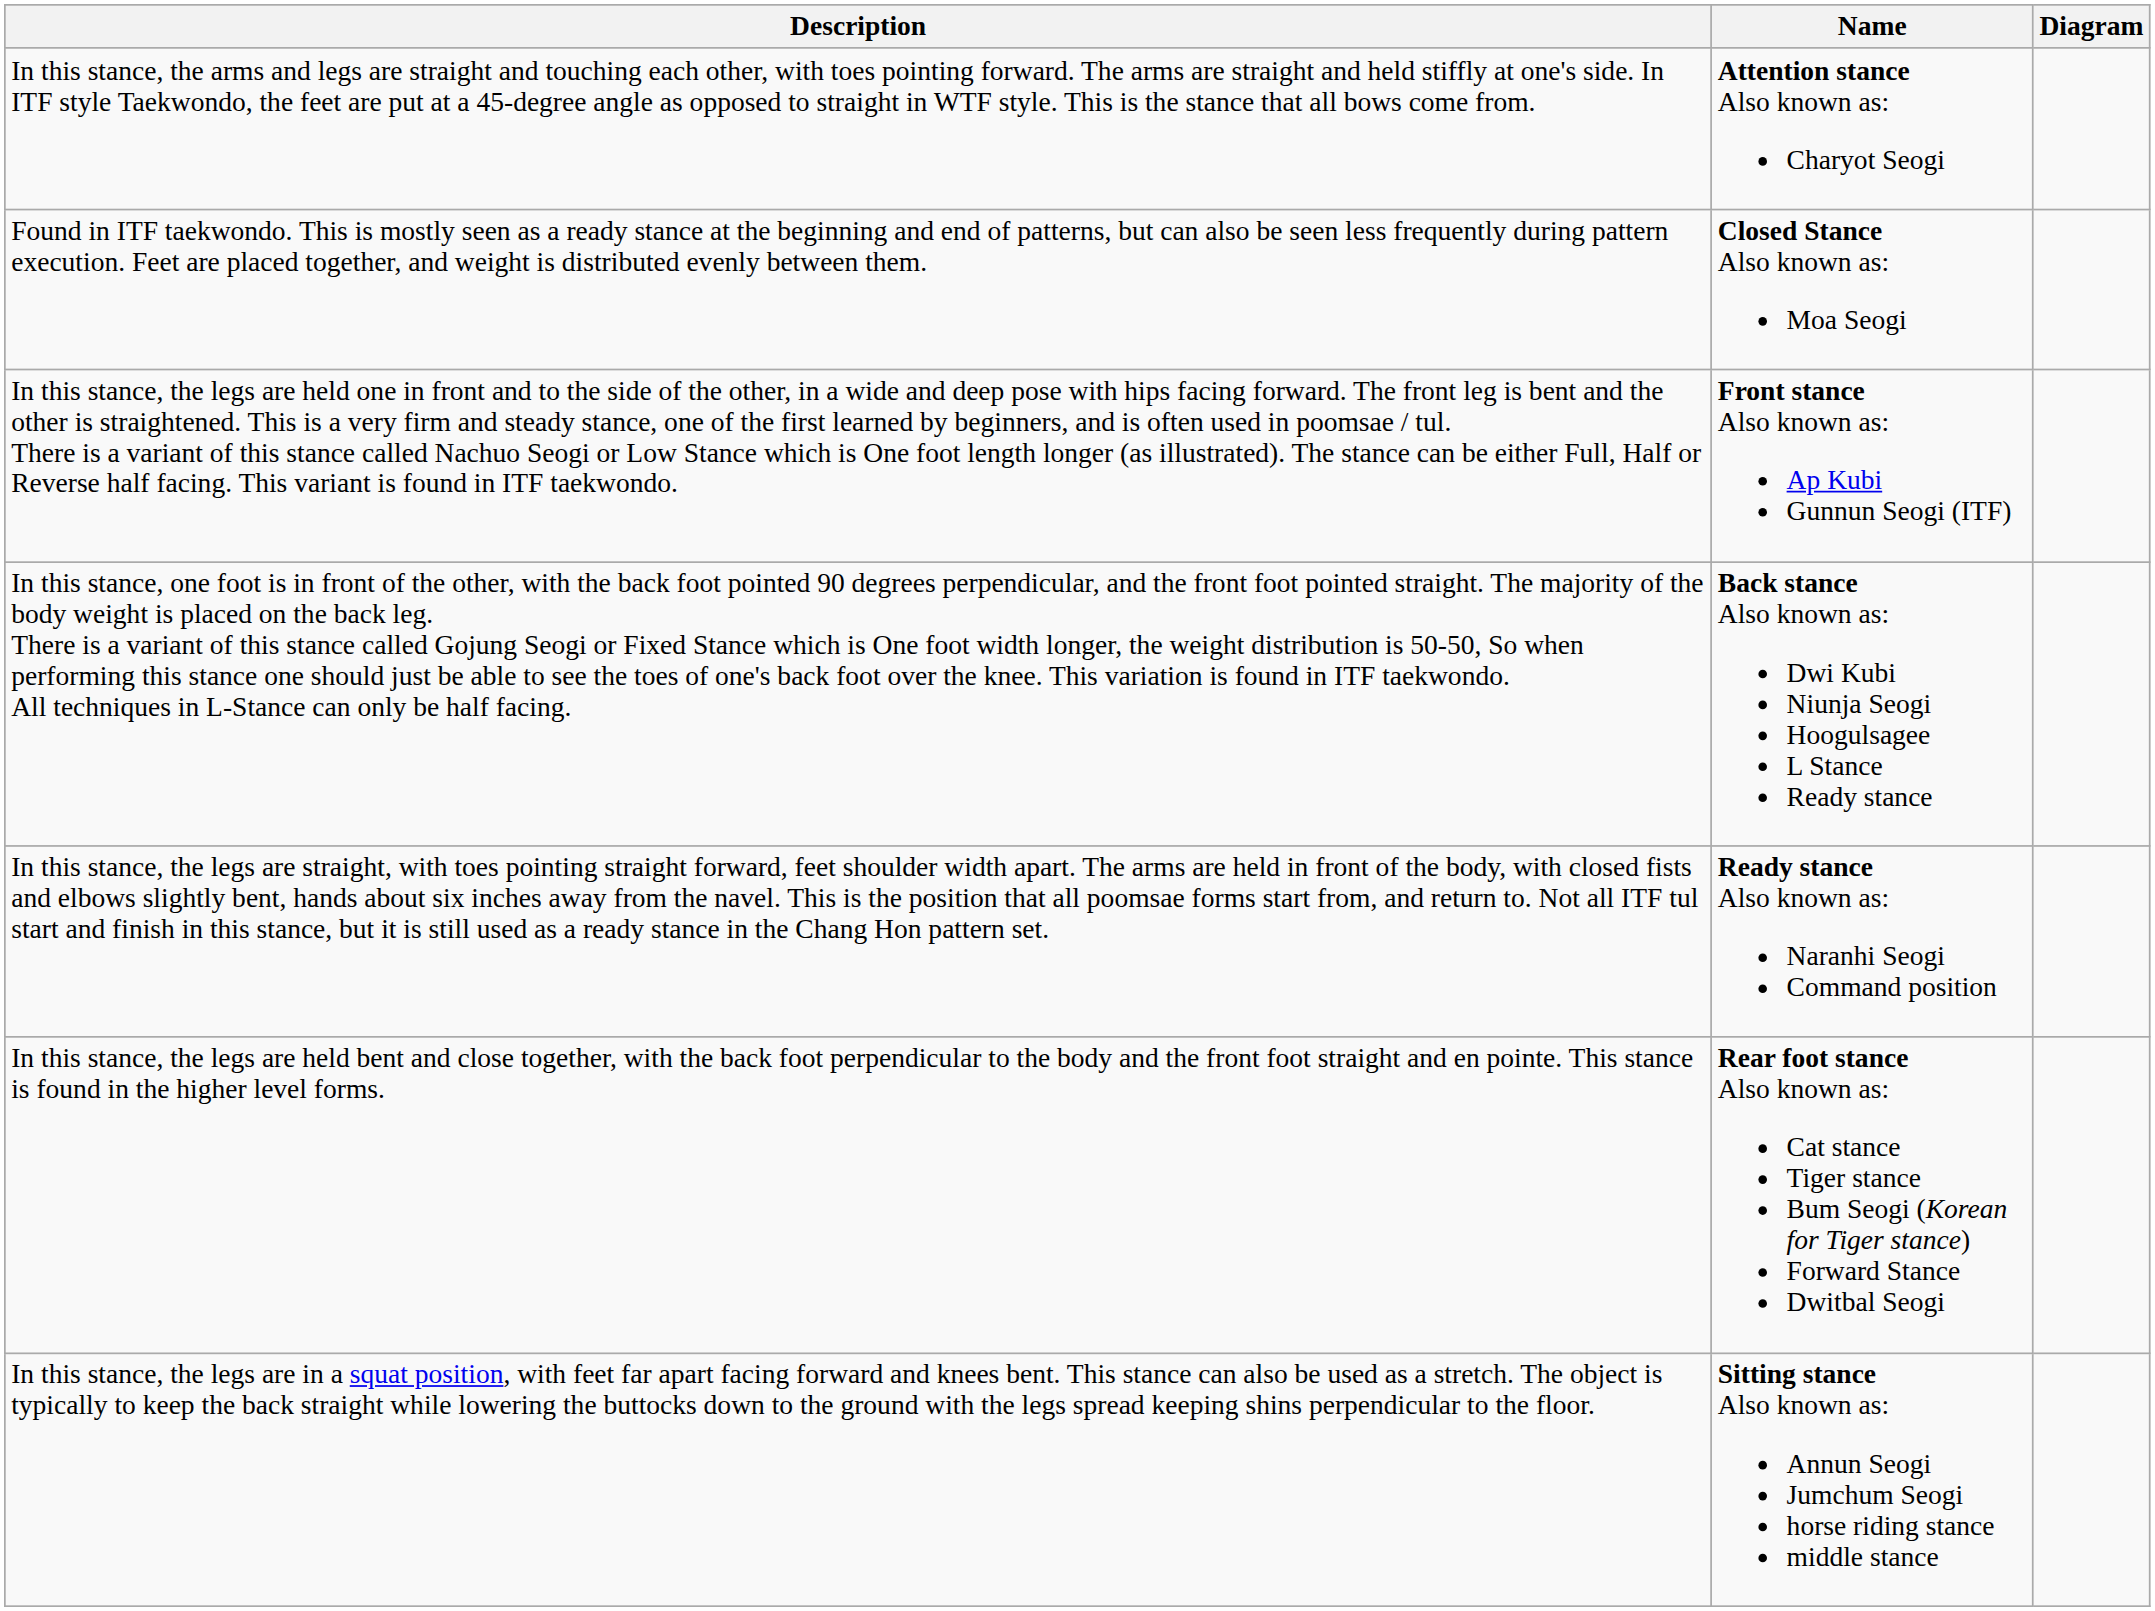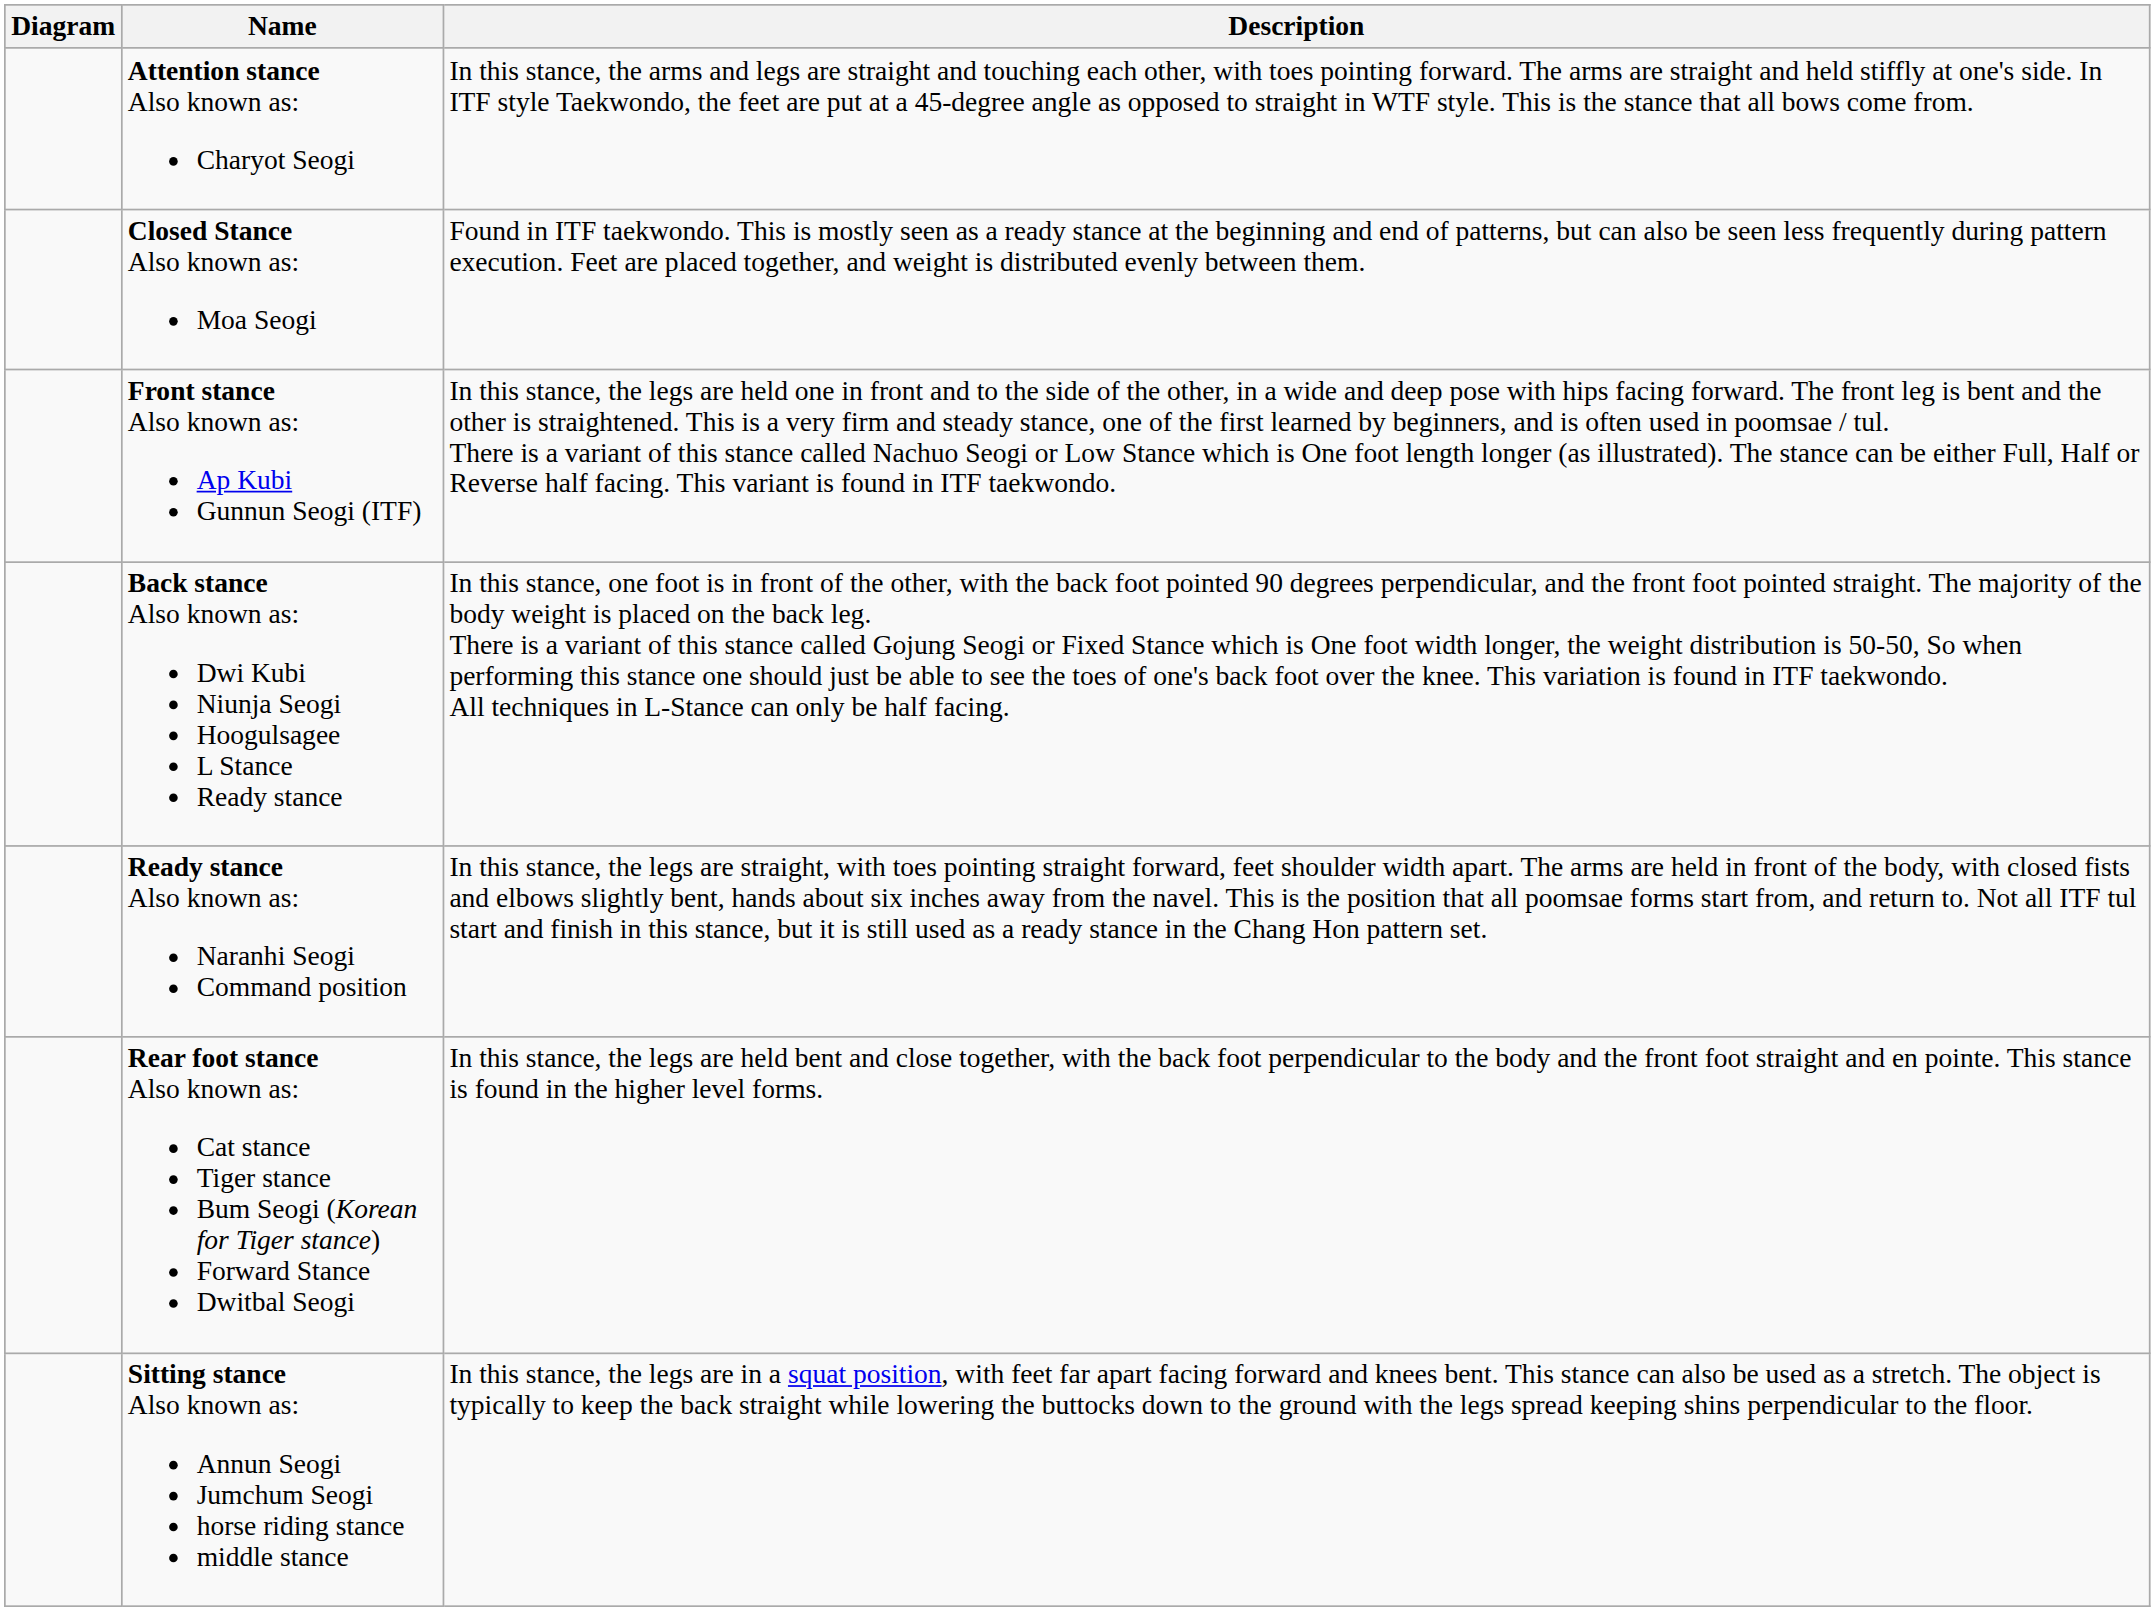columns swapped: (2091, 26) <-> (858, 26)
